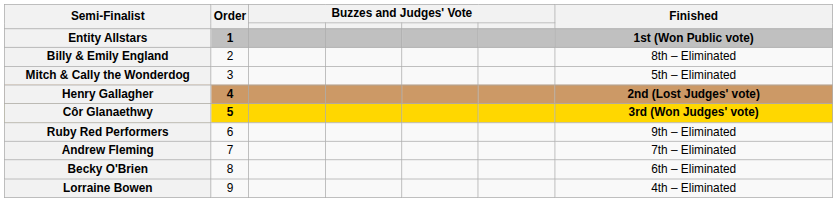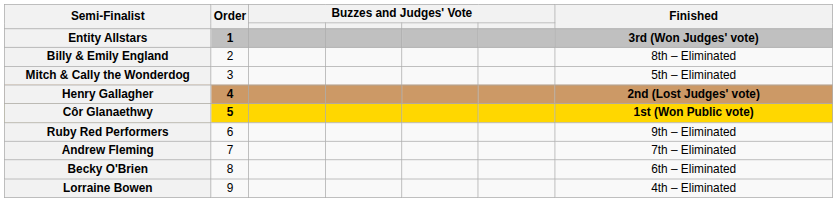(694, 38) 1st (Won Public vote) -> (694, 38) 3rd (Won Judges' vote)
(694, 113) 3rd (Won Judges' vote) -> (694, 113) 1st (Won Public vote)
